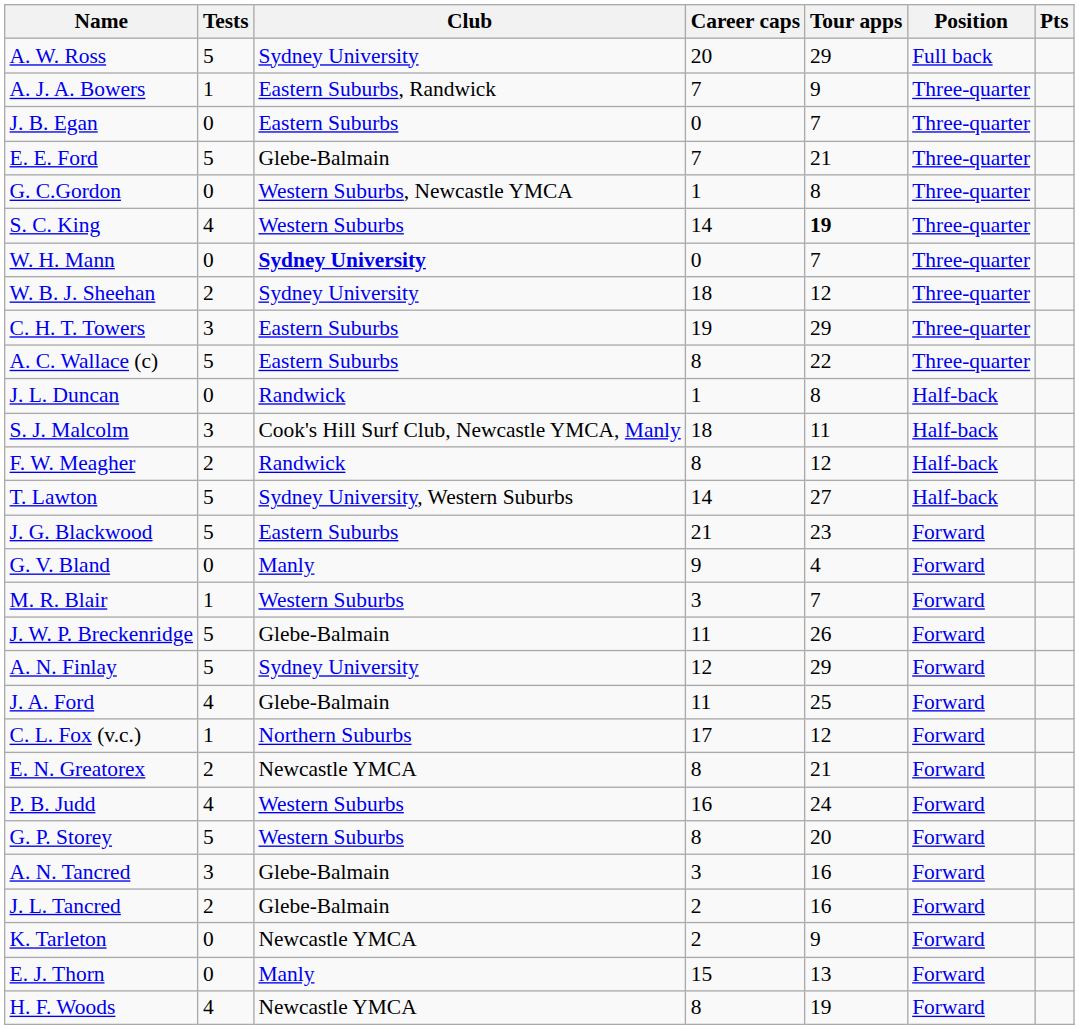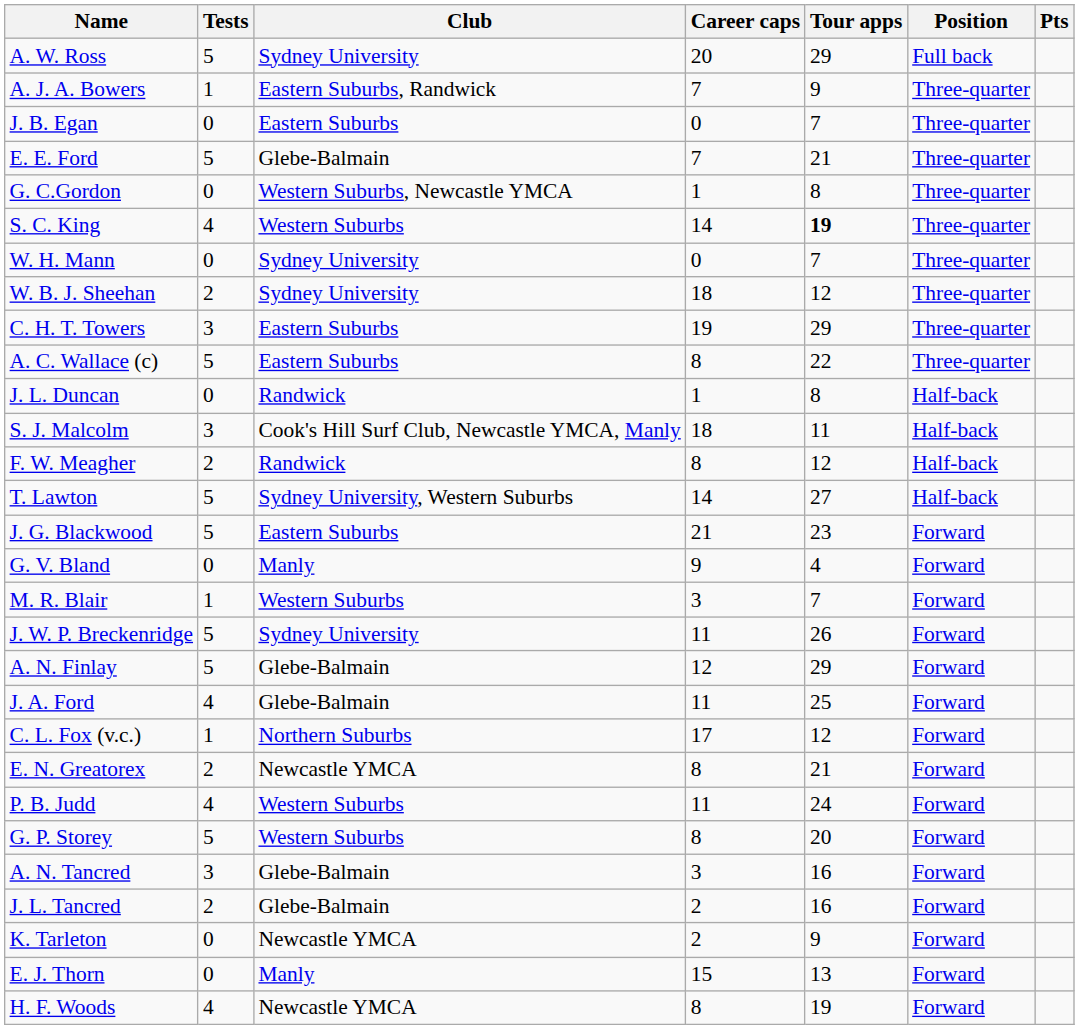(342, 259) bold -> (339, 259) normal
(324, 633) Glebe-Balmain -> (339, 633) Sydney University
(339, 667) Sydney University -> (324, 667) Glebe-Balmain
(701, 803) 16 -> (701, 803) 11
